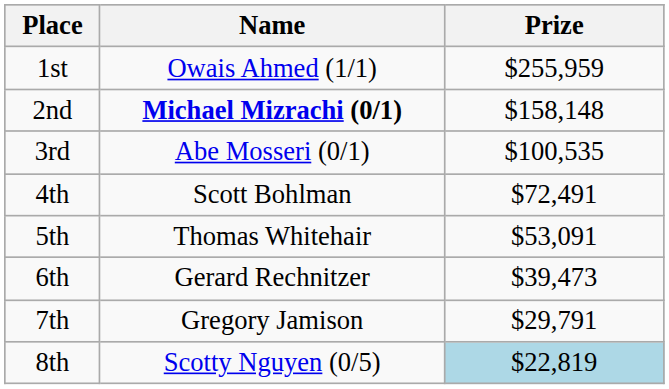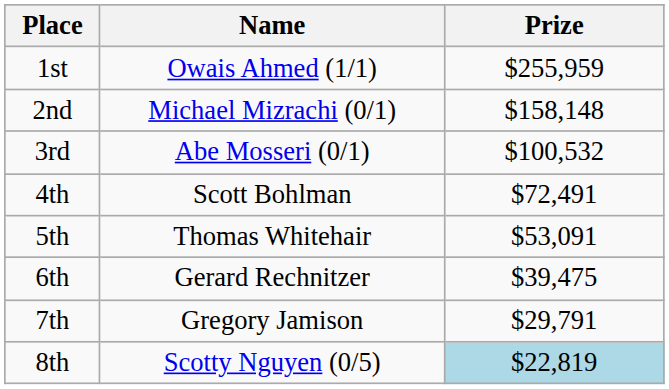(272, 109) bold -> (272, 109) normal
(554, 151) $100,535 -> (554, 151) $100,532
(554, 278) $39,473 -> (554, 278) $39,475
